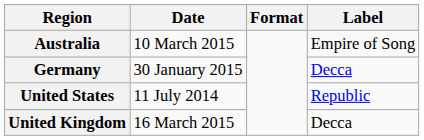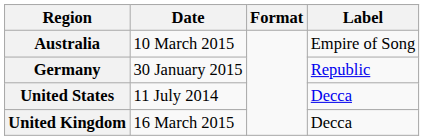(331, 69) Decca -> (341, 69) Republic
(341, 95) Republic -> (331, 95) Decca
